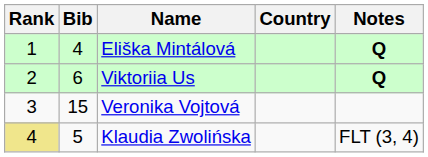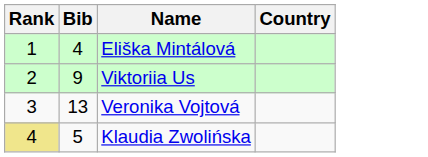- column: (379, 19)
(78, 78) 6 -> (78, 78) 9
(78, 107) 15 -> (78, 107) 13
